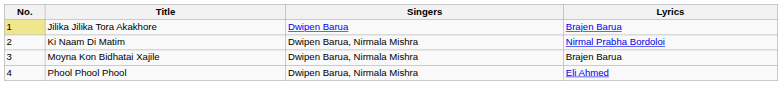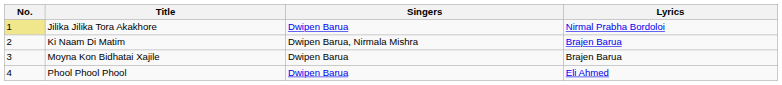(594, 27) Brajen Barua -> (615, 27) Nirmal Prabha Bordoloi
(615, 42) Nirmal Prabha Bordoloi -> (594, 42) Brajen Barua
(353, 57) Dwipen Barua, Nirmala Mishra -> (318, 57) Dwipen Barua
(353, 73) Dwipen Barua, Nirmala Mishra -> (318, 73) Dwipen Barua
